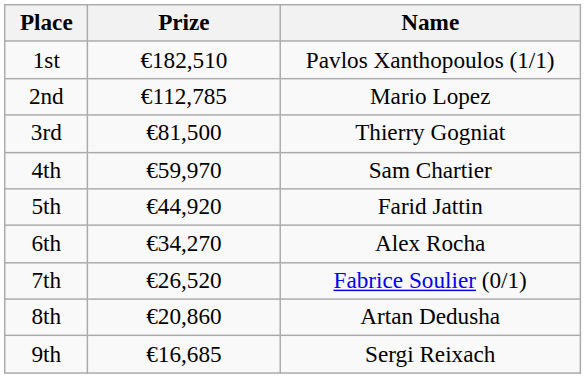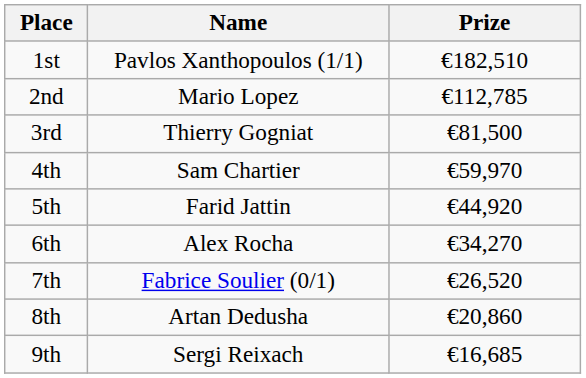columns swapped: (430, 22) <-> (184, 22)
